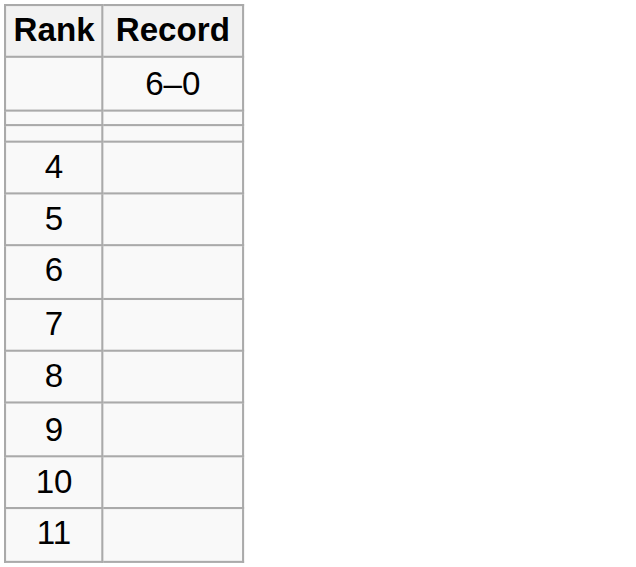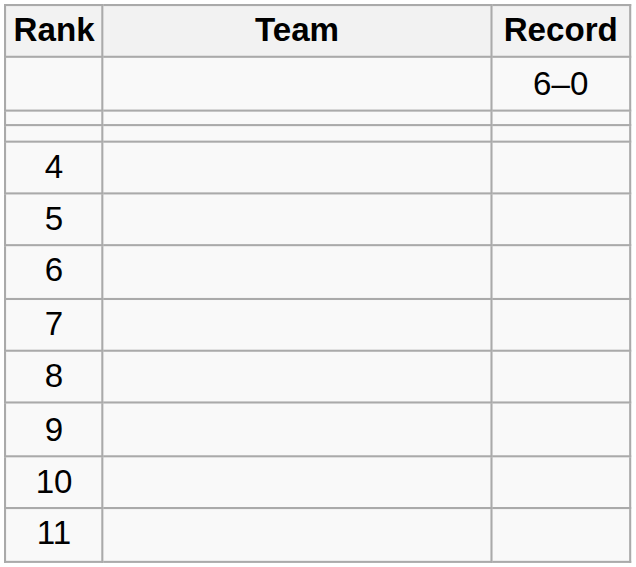+ column: (297, 30)
